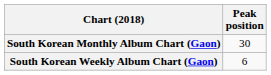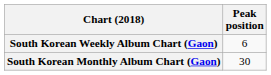rows swapped: (114, 61) <-> (114, 43)
